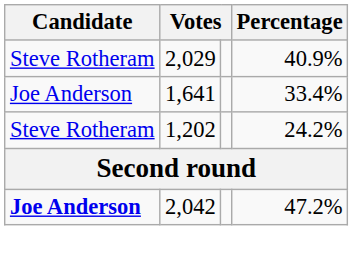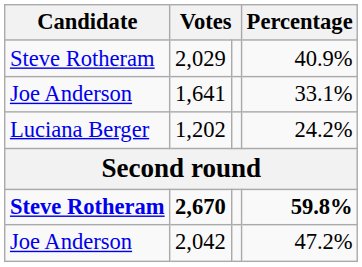(314, 93) 33.4% -> (324, 93) 33.1%
(82, 129) Steve Rotheram -> (80, 129) Luciana Berger
+ row: (200, 206)
(75, 206) bold -> (71, 242) normal
